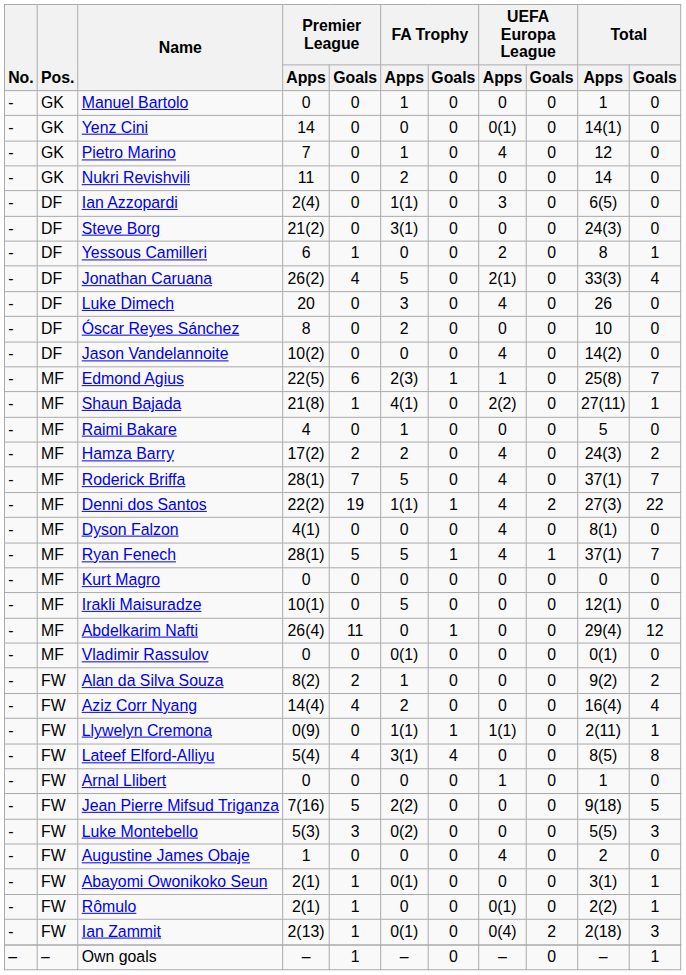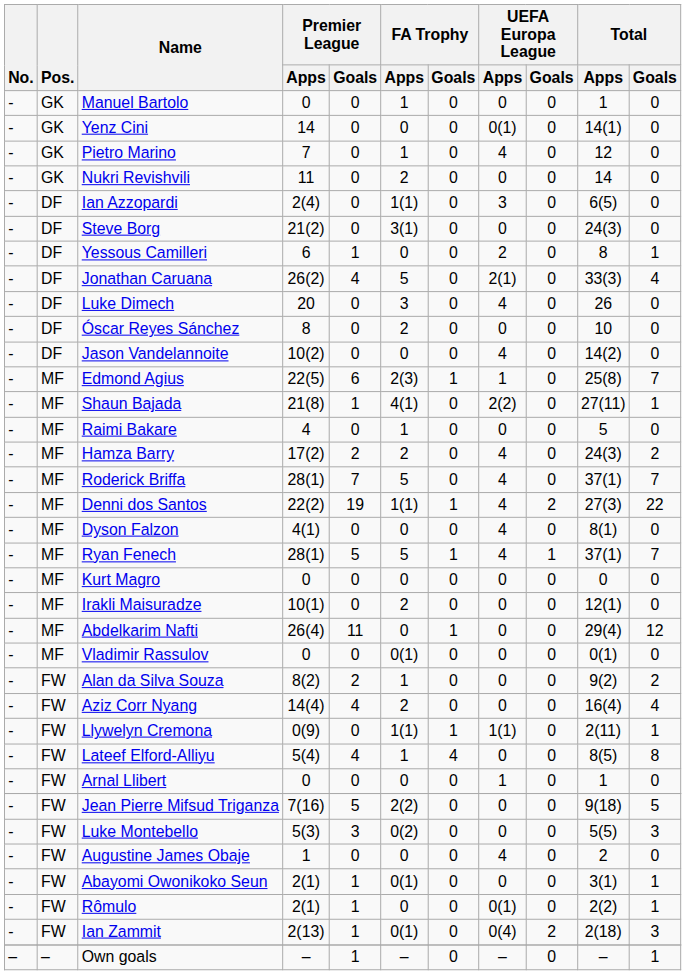(404, 605) 5 -> (404, 605) 2
(404, 756) 3(1) -> (404, 756) 1
